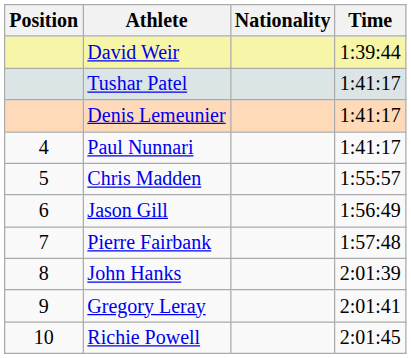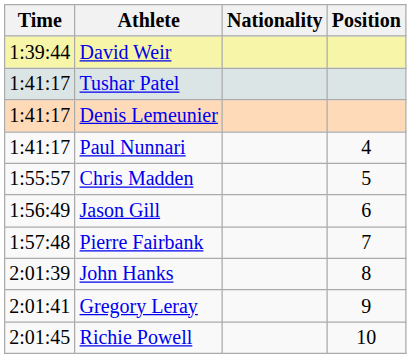columns swapped: (44, 20) <-> (370, 20)
